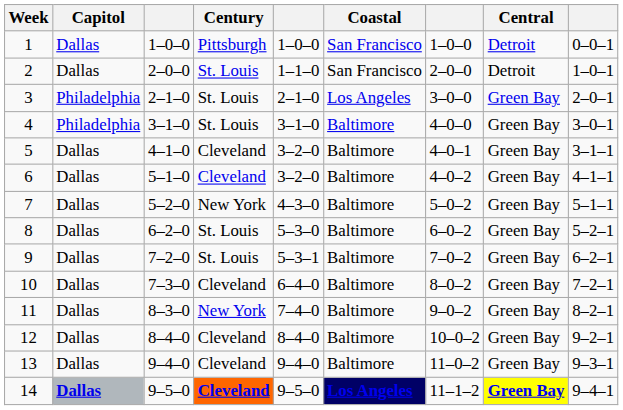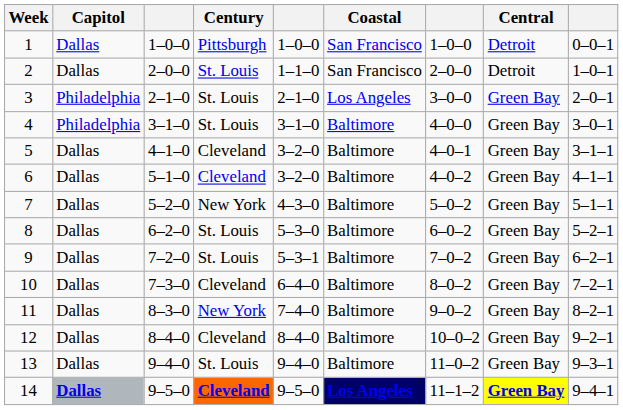(232, 364) Cleveland -> (228, 364) St. Louis
